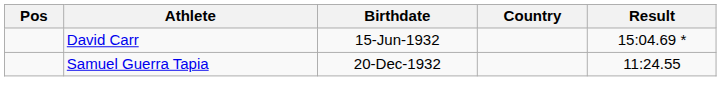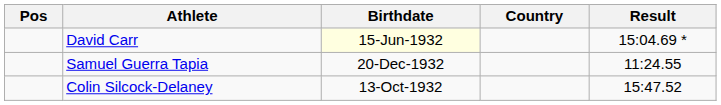(397, 40) no background -> (401, 40) lightyellow background
+ row: (139, 87)
